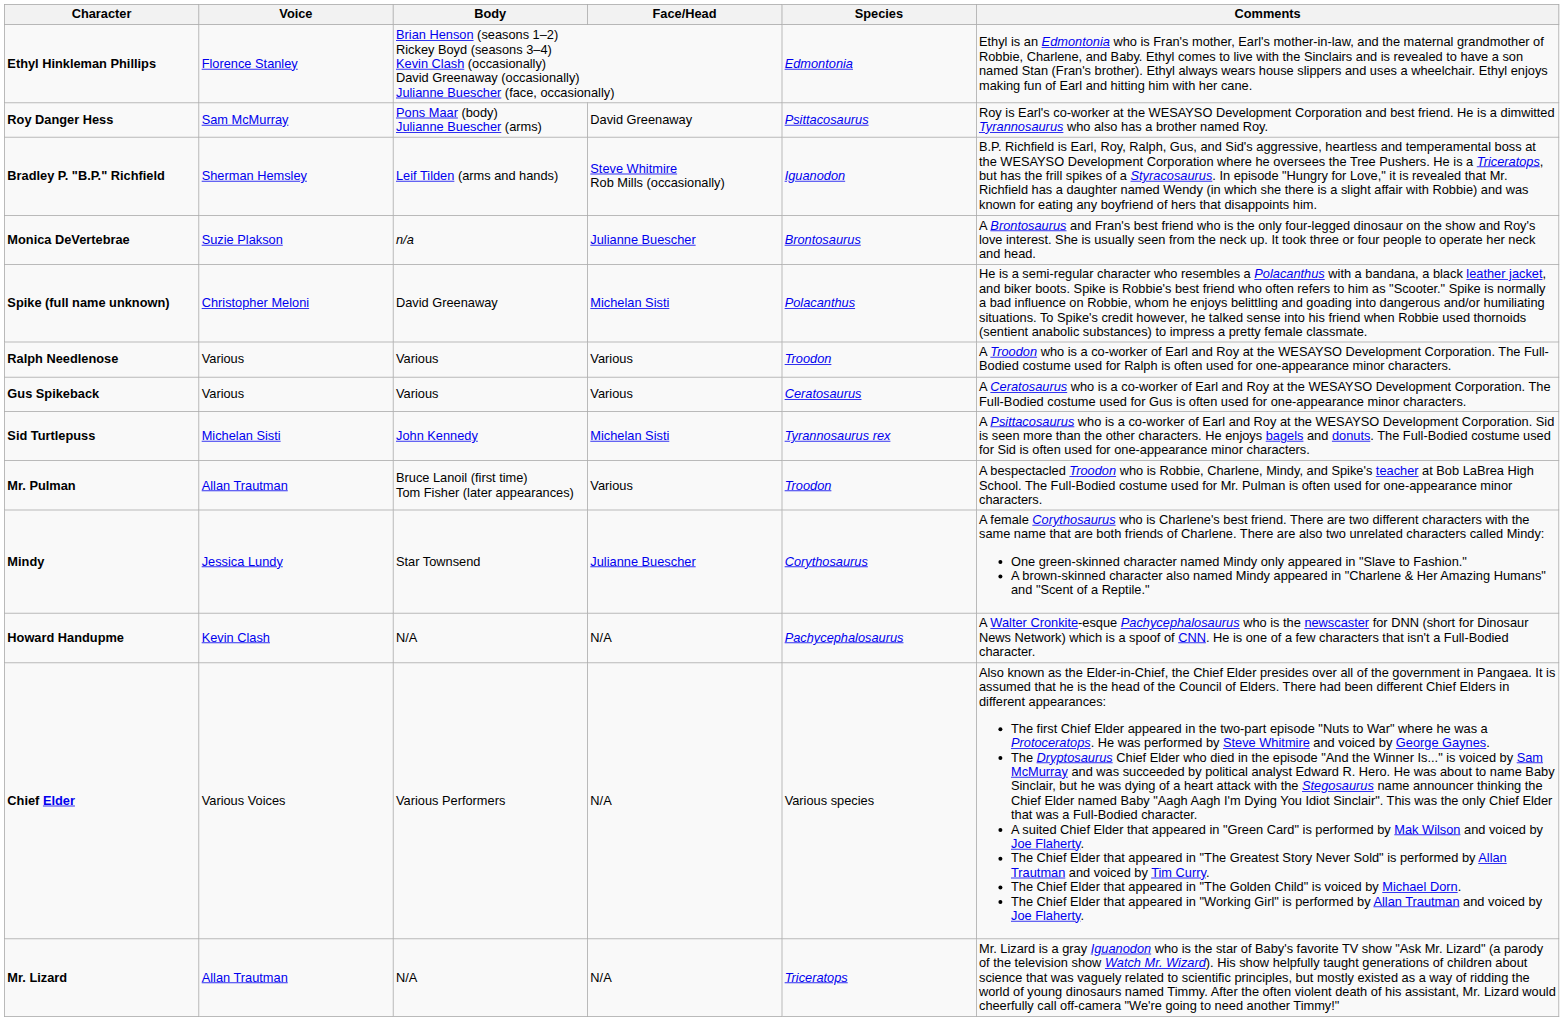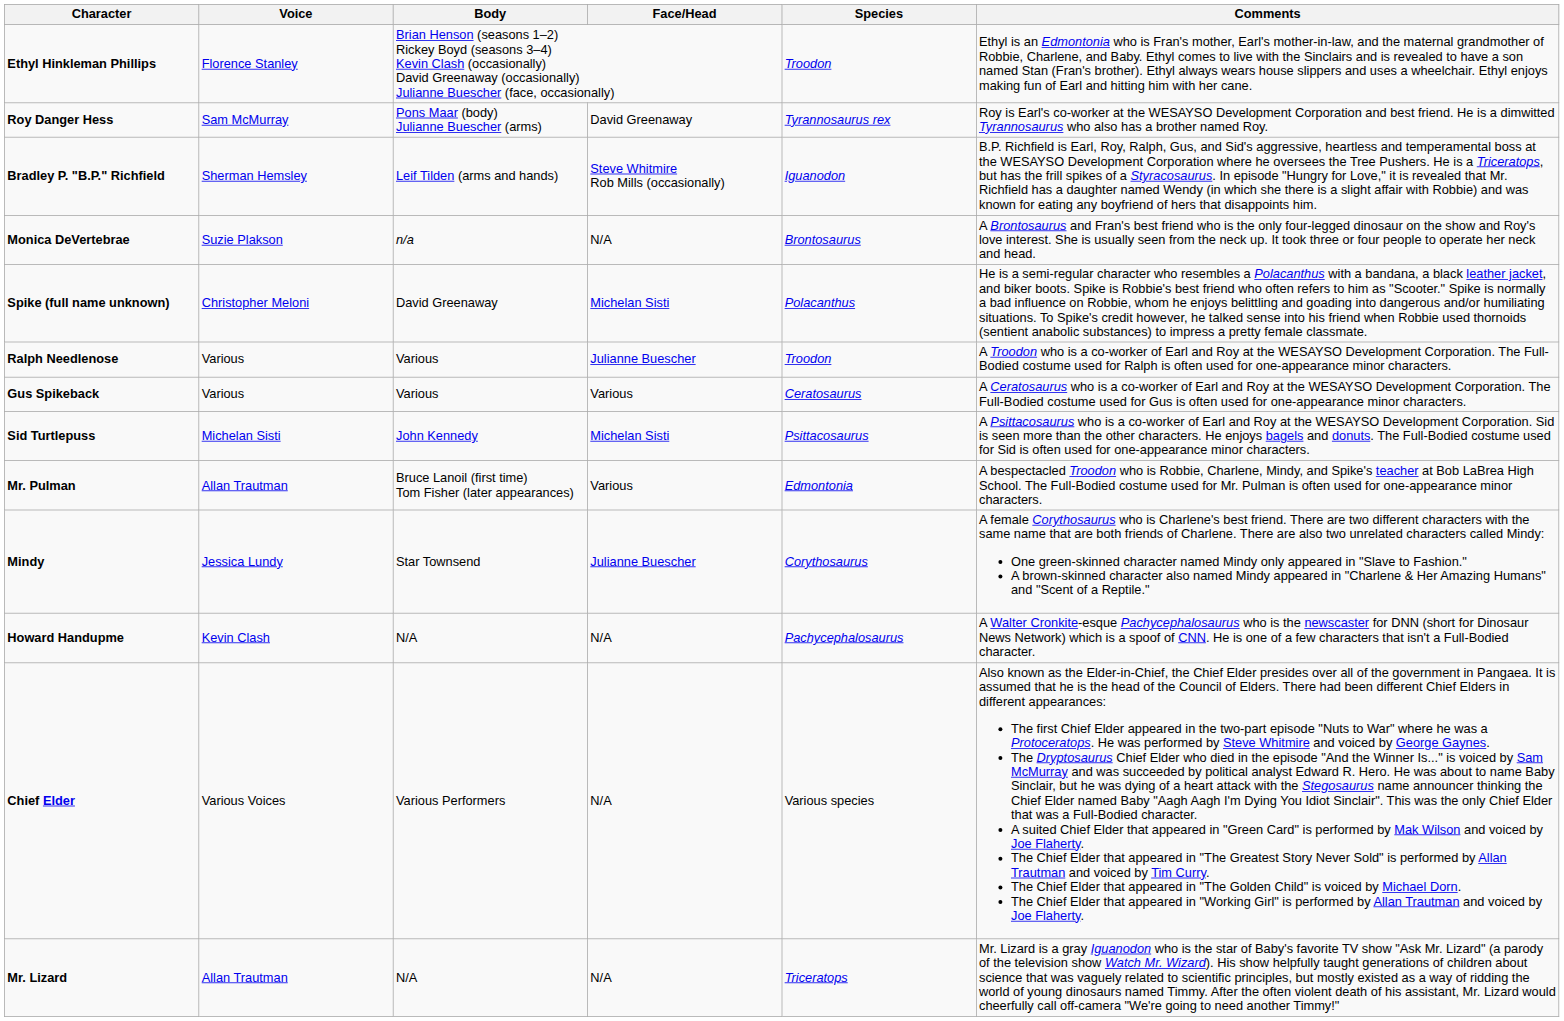(819, 63) Edmontonia -> (808, 63) Troodon
(827, 120) Psittacosaurus -> (838, 120) Tyrannosaurus rex
(643, 239) Julianne Buescher -> (601, 239) N/A
(612, 359) Various -> (643, 359) Julianne Buescher
(838, 436) Tyrannosaurus rex -> (827, 436) Psittacosaurus
(808, 485) Troodon -> (819, 485) Edmontonia
